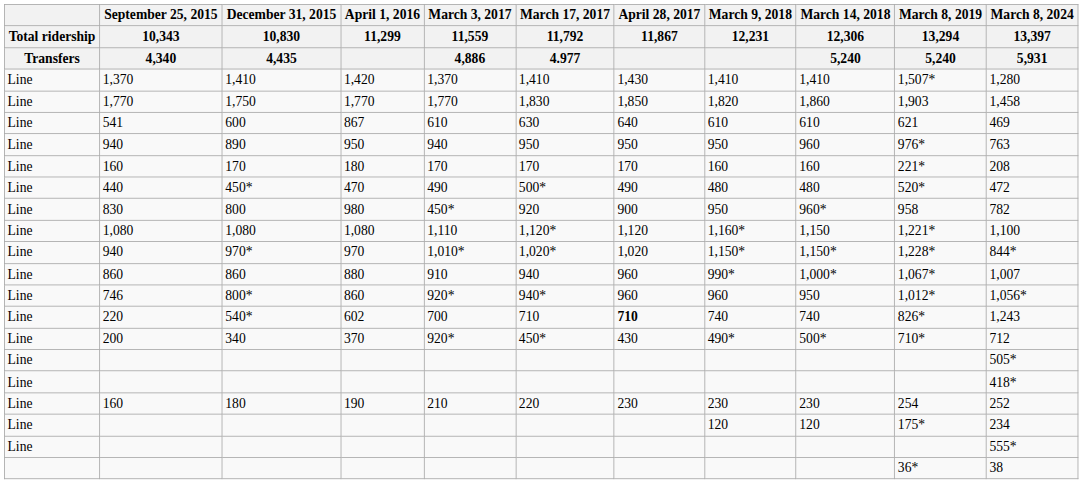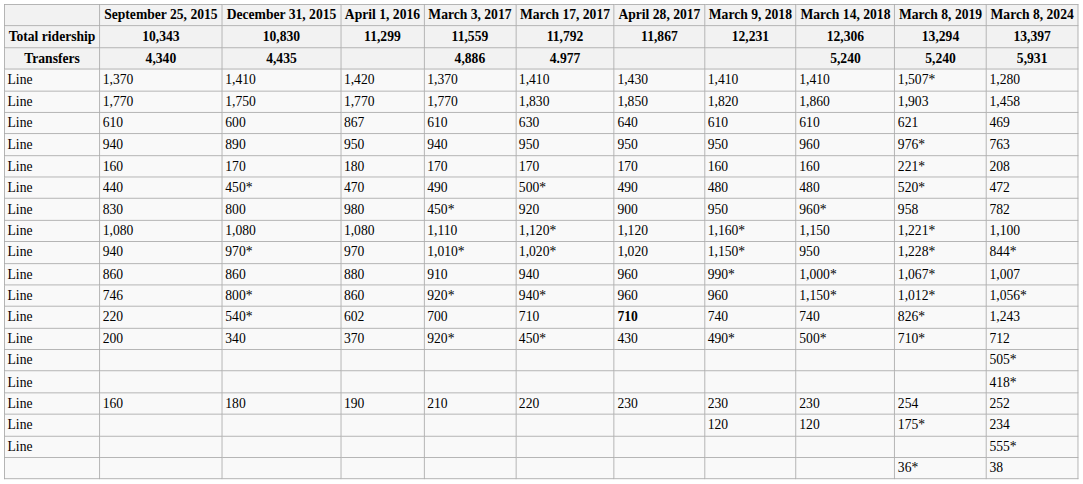(113, 123) 541 -> (113, 123) 610
(818, 252) 1,150* -> (809, 252) 950
(809, 295) 950 -> (818, 295) 1,150*
